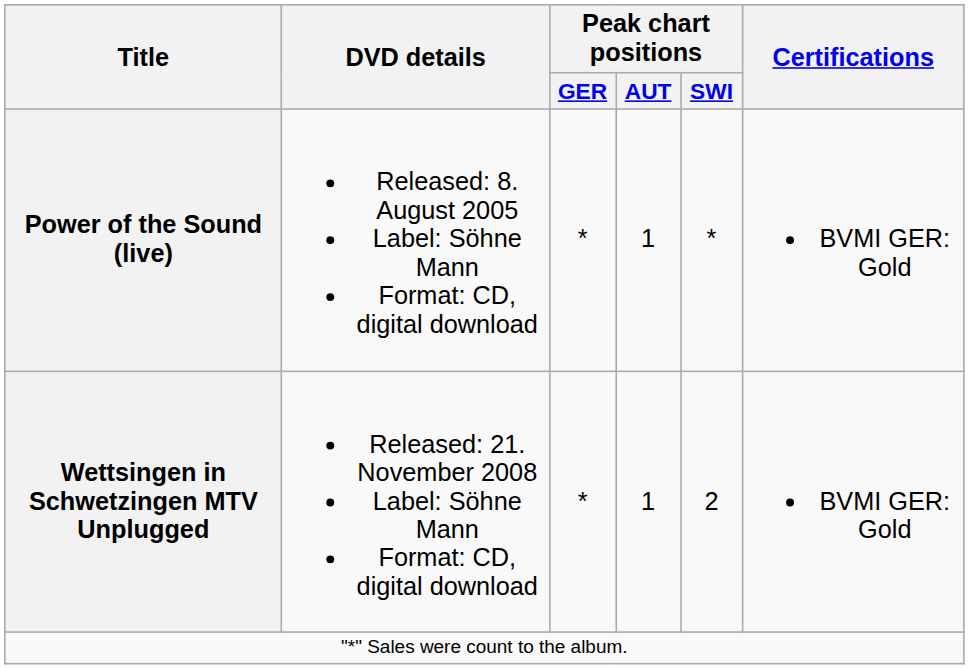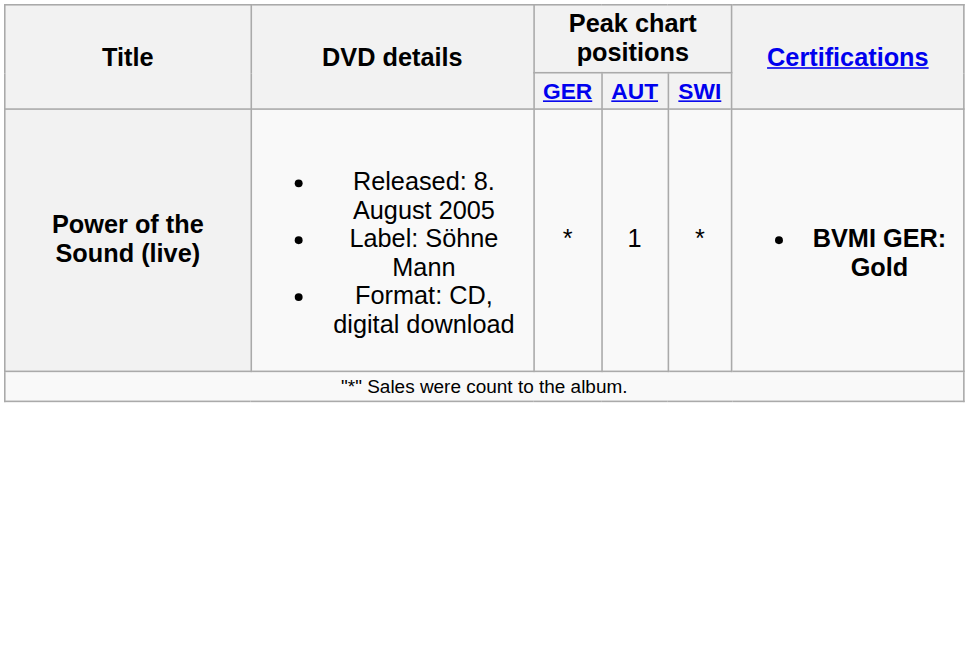(853, 254) normal -> (848, 254) bold
- row: (143, 500)
